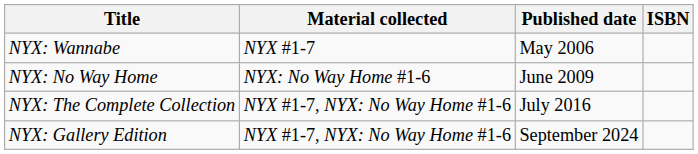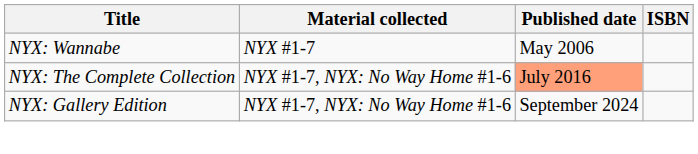- row: (83, 76)
(555, 105) no background -> (555, 76) lightsalmon background
